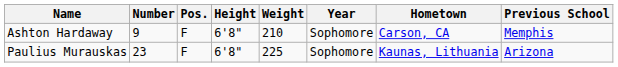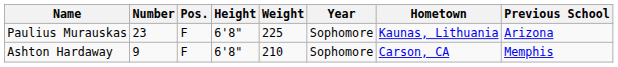rows swapped: (60, 33) <-> (67, 52)
